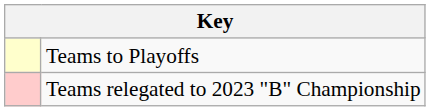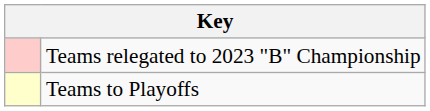rows swapped: (122, 55) <-> (233, 88)
